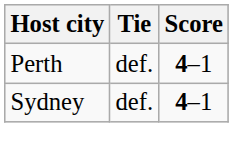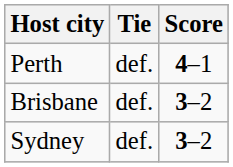+ row: (54, 102)
(194, 102) 4–1 -> (194, 141) 3–2
